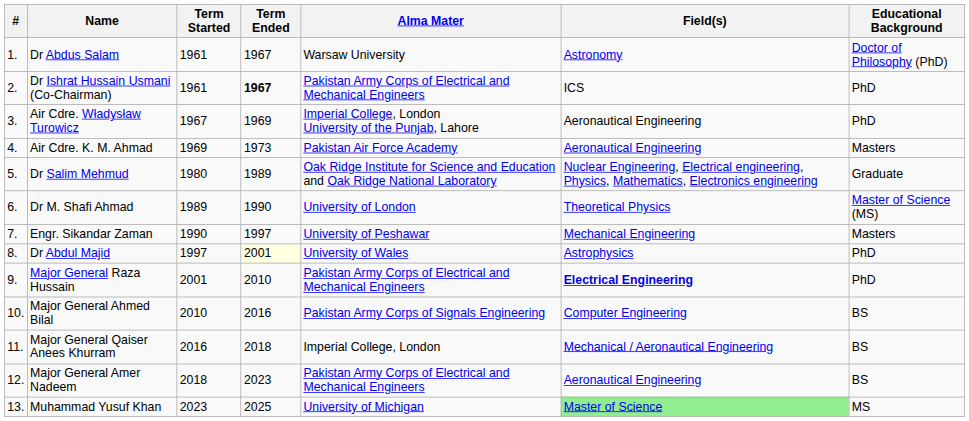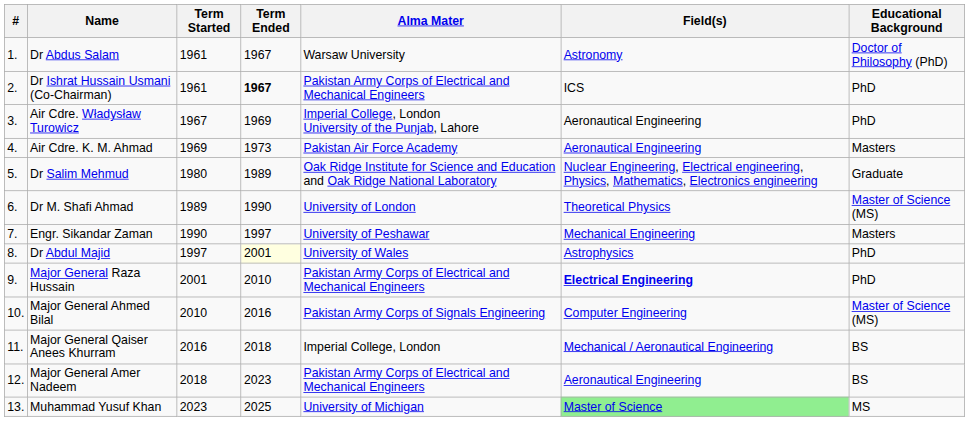(860, 313) BS -> (901, 313) Master of Science (MS)
